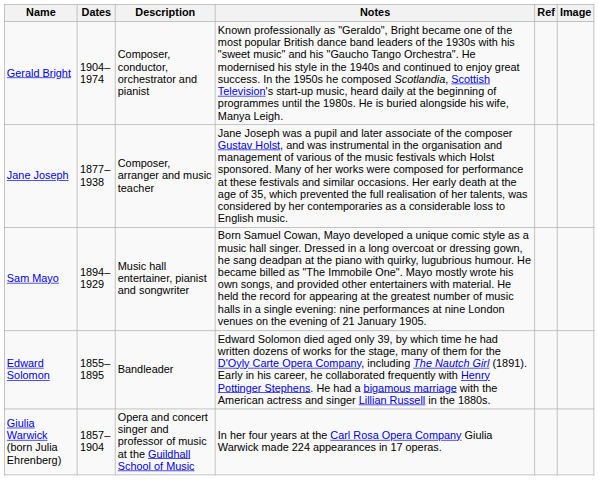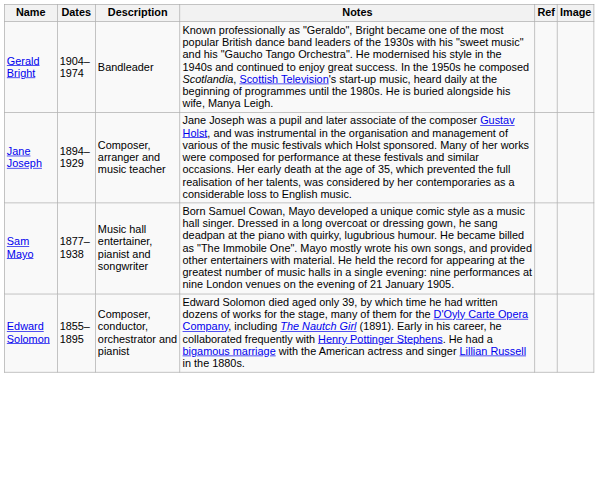(157, 73) Composer, conductor, orchestrator and pianist -> (126, 67) Bandleader
(95, 176) 1877–1938 -> (75, 157) 1894–1929
(95, 279) 1894–1929 -> (75, 248) 1877–1938
(146, 369) Bandleader -> (137, 333) Composer, conductor, orchestrator and pianist
- row: (34, 442)
